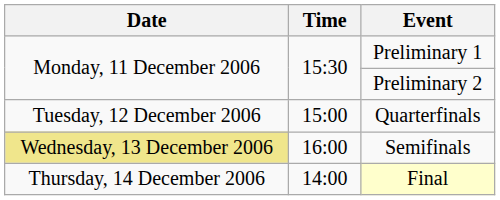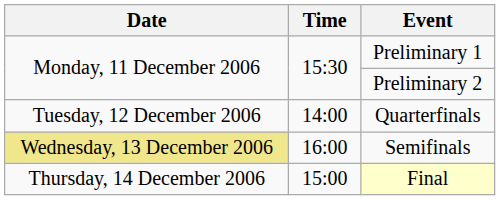(325, 115) 15:00 -> (325, 115) 14:00
(325, 178) 14:00 -> (325, 178) 15:00
